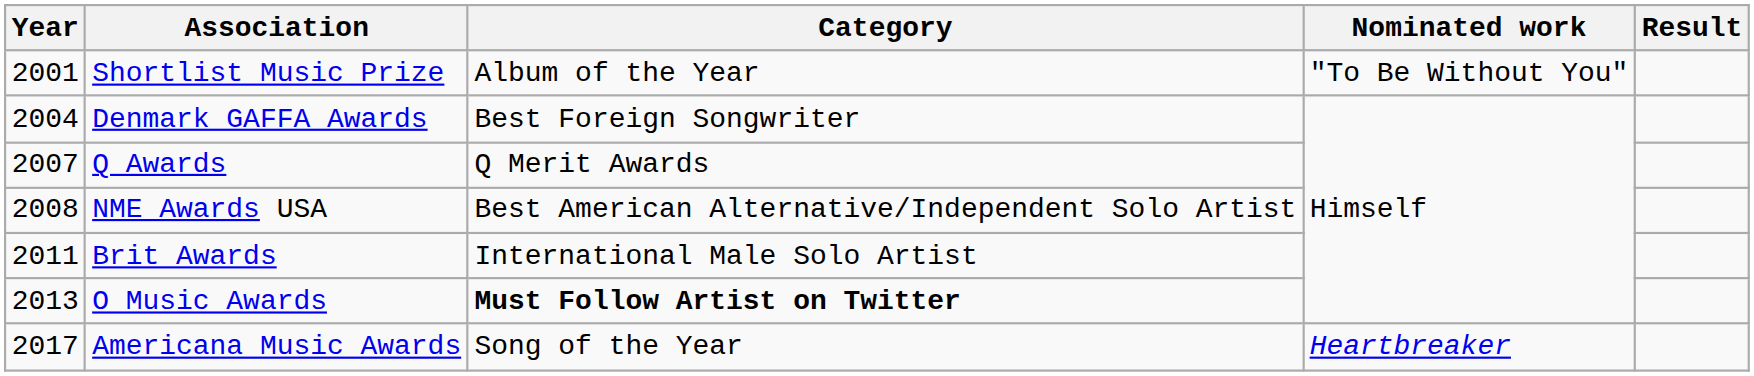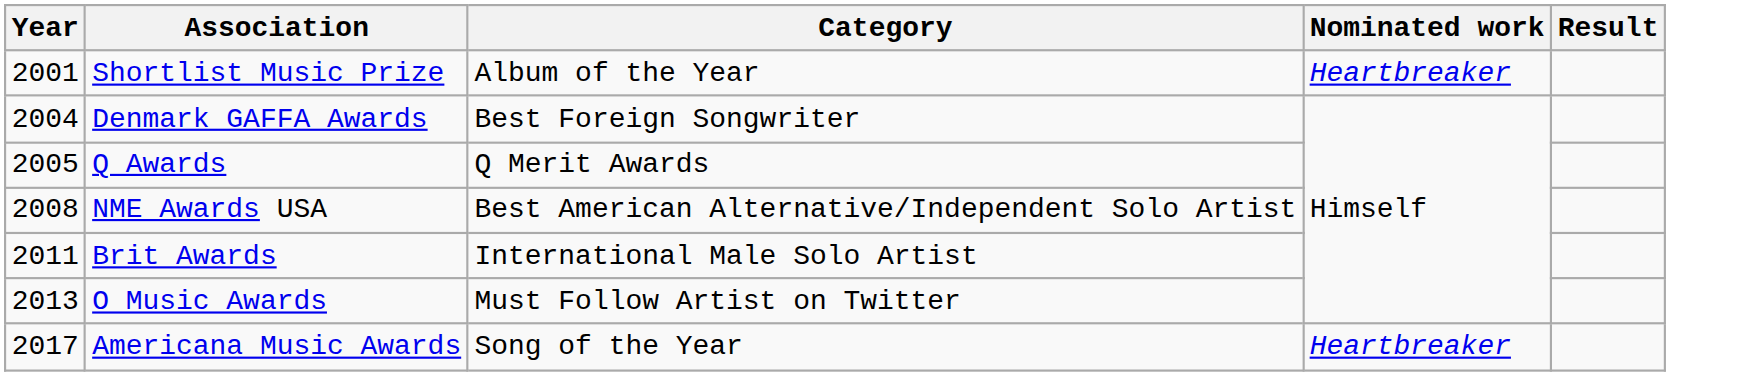(1469, 73) "To Be Without You" -> (1410, 73) Heartbreaker
(45, 165) 2007 -> (45, 165) 2005
(718, 301) bold -> (718, 301) normal
